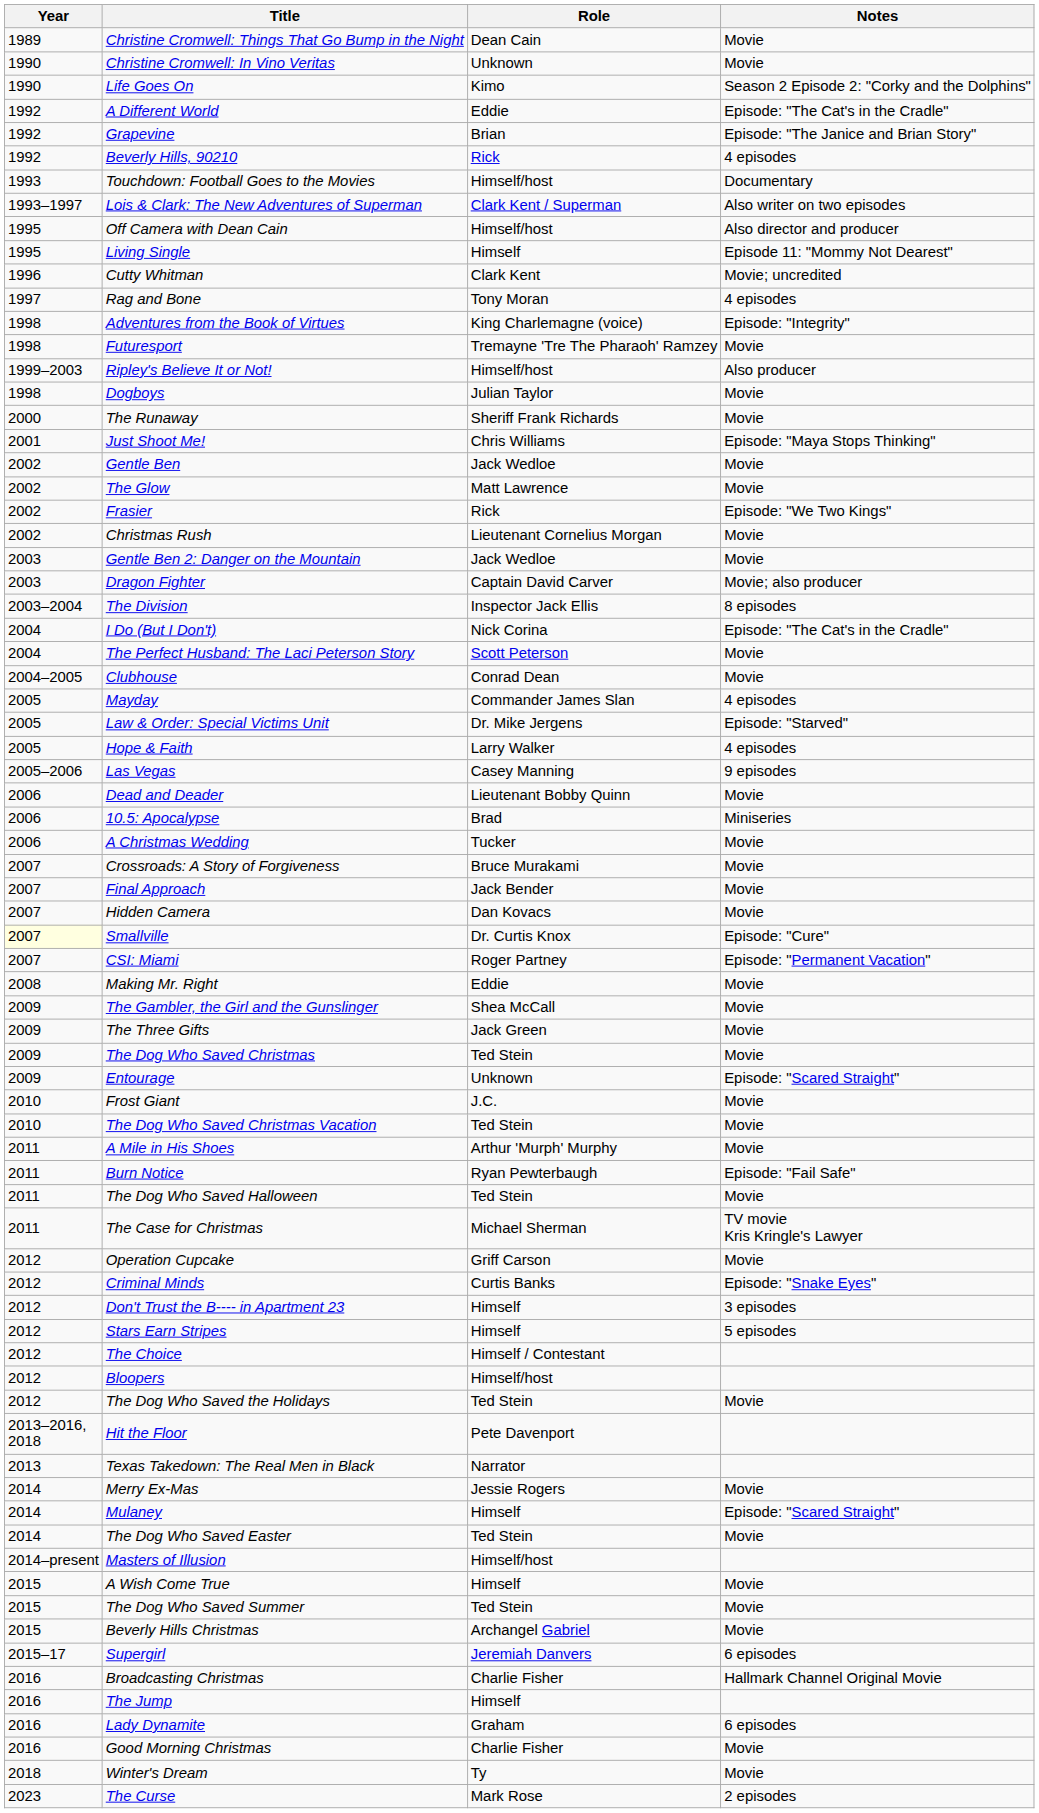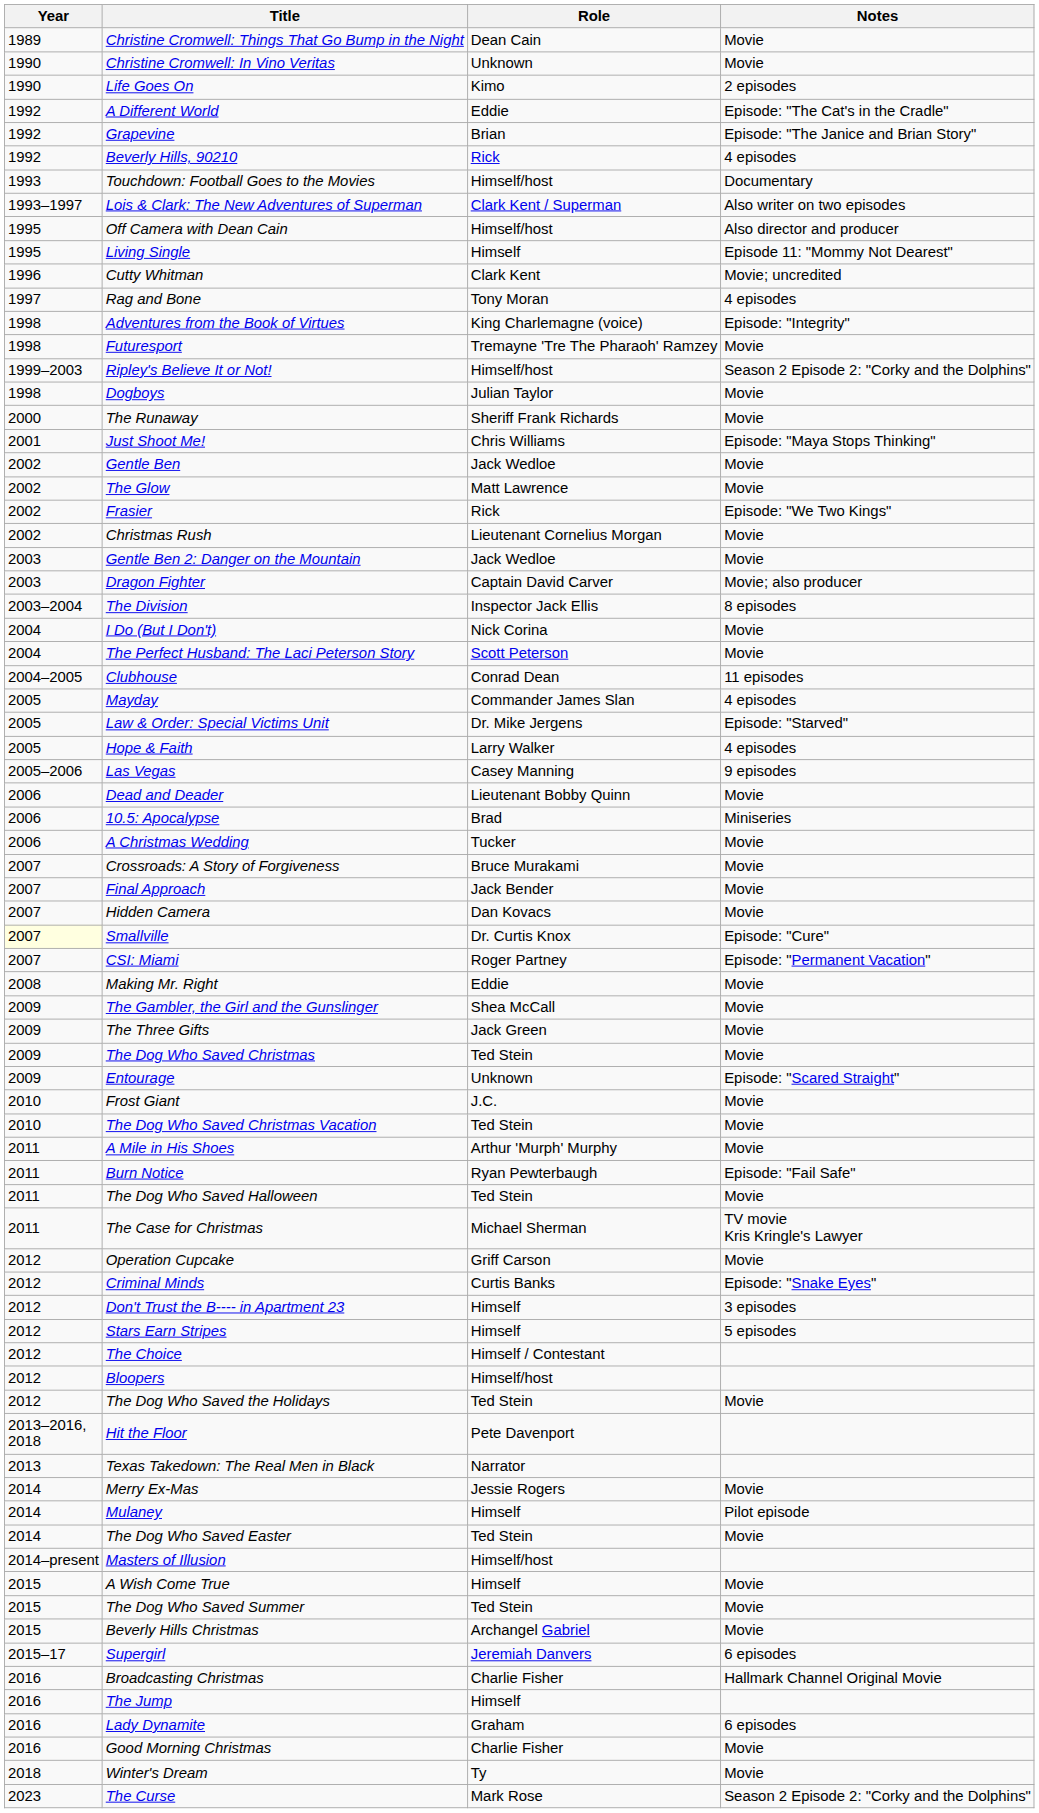(878, 87) Season 2 Episode 2: "Corky and the Dolphins" -> (760, 87) 2 episodes
(770, 370) Also producer -> (878, 370) Season 2 Episode 2: "Corky and the Dolphins"
(836, 629) Episode: "The Cat's in the Cradle" -> (744, 629) Movie
(744, 677) Movie -> (764, 677) 11 episodes
(812, 1512) Episode: "Scared Straight" -> (767, 1512) Pilot episode
(760, 1796) 2 episodes -> (878, 1796) Season 2 Episode 2: "Corky and the Dolphins"
